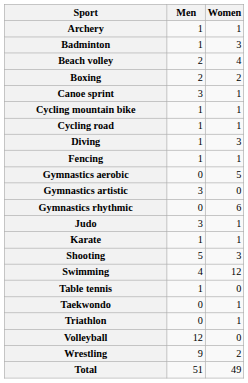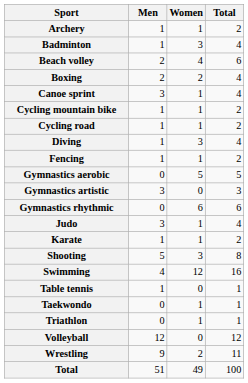+ column: (224, 12)
